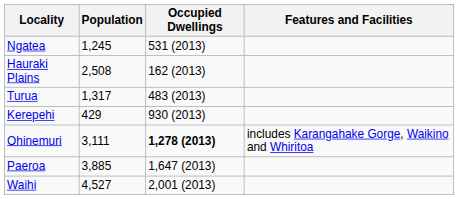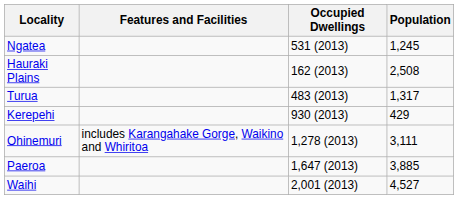columns swapped: (112, 20) <-> (349, 20)
(182, 141) bold -> (324, 141) normal
